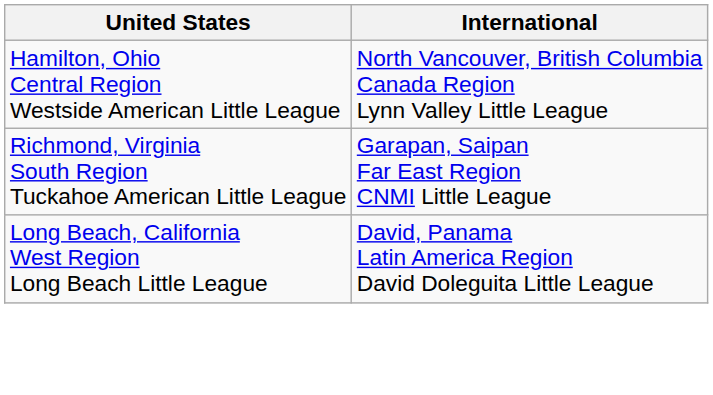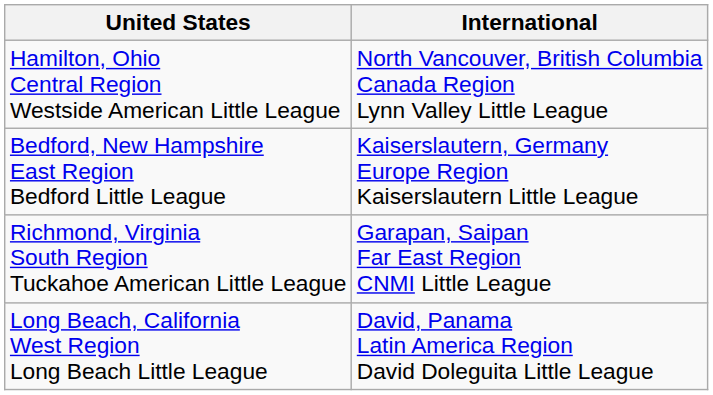+ row: (137, 171)
